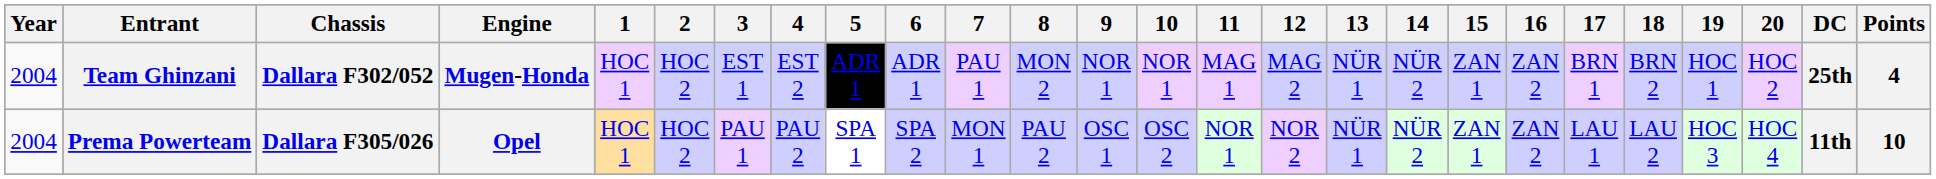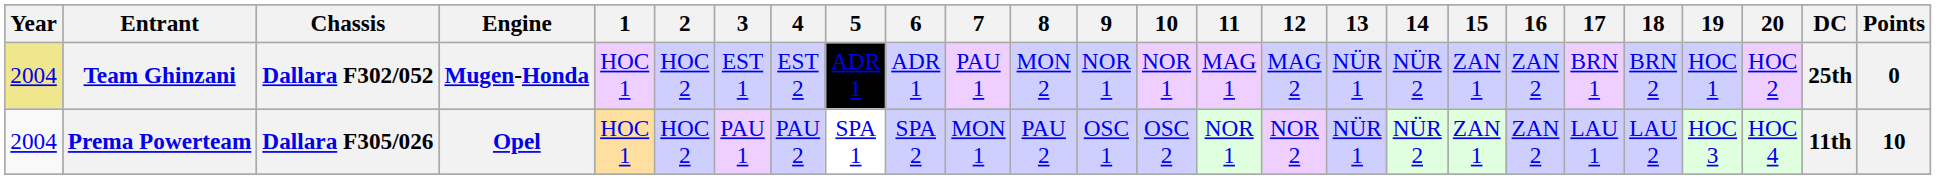(34, 75) no background -> (34, 75) khaki background
(1894, 75) 4 -> (1894, 75) 0
